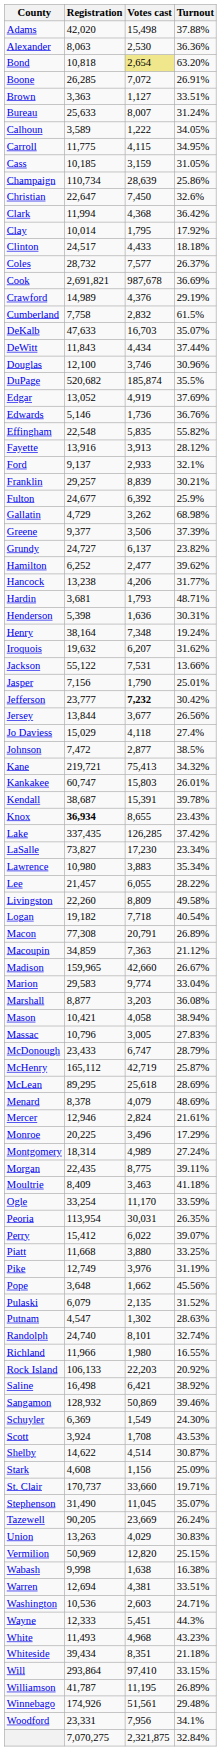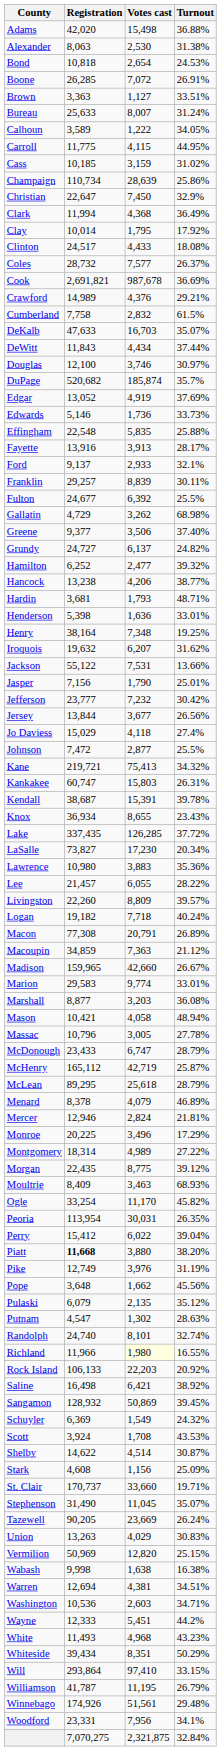(193, 29) 37.88% -> (193, 29) 36.88%
(193, 46) 36.36% -> (193, 46) 31.38%
(139, 63) khaki background -> (139, 63) no background
(193, 63) 63.20% -> (193, 63) 24.53%
(193, 146) 34.95% -> (193, 146) 44.95%
(193, 163) 31.05% -> (193, 163) 31.02%
(190, 197) 32.6% -> (190, 197) 32.9%
(193, 213) 36.42% -> (193, 213) 36.49%
(193, 247) 18.18% -> (193, 247) 18.08%
(193, 297) 29.19% -> (193, 297) 29.21%
(193, 364) 30.96% -> (193, 364) 30.97%
(190, 381) 35.5% -> (190, 381) 35.7%
(193, 414) 36.76% -> (193, 414) 33.73%
(193, 431) 55.82% -> (193, 431) 25.88%
(193, 448) 28.12% -> (193, 448) 28.17%
(193, 481) 30.21% -> (193, 481) 30.11%
(190, 498) 25.9% -> (190, 498) 25.5%
(193, 532) 37.39% -> (193, 532) 37.40%
(193, 548) 23.82% -> (193, 548) 24.82%
(193, 565) 39.62% -> (193, 565) 39.32%
(193, 582) 31.77% -> (193, 582) 38.77%
(193, 615) 30.31% -> (193, 615) 33.01%
(193, 632) 19.24% -> (193, 632) 19.25%
(139, 699) bold -> (139, 699) normal
(190, 749) 38.5% -> (190, 749) 25.5%
(193, 783) 26.01% -> (193, 783) 26.31%
(81, 816) bold -> (81, 816) normal
(193, 833) 37.42% -> (193, 833) 37.72%
(193, 850) 23.34% -> (193, 850) 20.34%
(193, 866) 35.34% -> (193, 866) 35.36%
(193, 900) 49.58% -> (193, 900) 39.57%
(193, 917) 40.54% -> (193, 917) 40.24%
(193, 984) 33.04% -> (193, 984) 33.01%
(193, 1017) 38.94% -> (193, 1017) 48.94%
(193, 1034) 27.83% -> (193, 1034) 27.78%
(193, 1084) 28.69% -> (193, 1084) 28.79%
(193, 1101) 48.69% -> (193, 1101) 46.89%
(193, 1118) 21.61% -> (193, 1118) 21.81%
(193, 1151) 27.24% -> (193, 1151) 27.22%
(193, 1168) 39.11% -> (193, 1168) 39.12%
(193, 1185) 41.18% -> (193, 1185) 68.93%
(193, 1201) 33.59% -> (193, 1201) 45.82%
(193, 1235) 39.07% -> (193, 1235) 39.04%
(81, 1252) normal -> (81, 1252) bold
(193, 1252) 33.25% -> (193, 1252) 38.20%
(193, 1302) 31.52% -> (193, 1302) 35.12%
(139, 1352) no background -> (139, 1352) lightyellow background
(193, 1402) 39.46% -> (193, 1402) 39.45%
(193, 1419) 24.30% -> (193, 1419) 24.32%
(193, 1587) 33.51% -> (193, 1587) 34.51%
(193, 1603) 24.71% -> (193, 1603) 34.71%
(190, 1620) 44.3% -> (190, 1620) 44.2%
(193, 1654) 21.18% -> (193, 1654) 50.29%
(193, 1687) 26.89% -> (193, 1687) 26.79%
